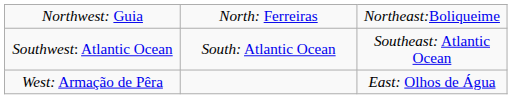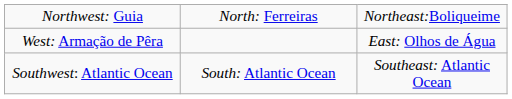rows swapped: (92, 81) <-> (92, 49)
